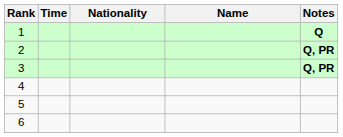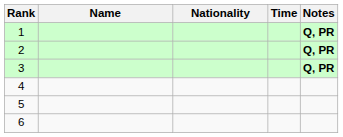columns swapped: (233, 13) <-> (54, 13)
(319, 31) Q -> (319, 31) Q, PR
